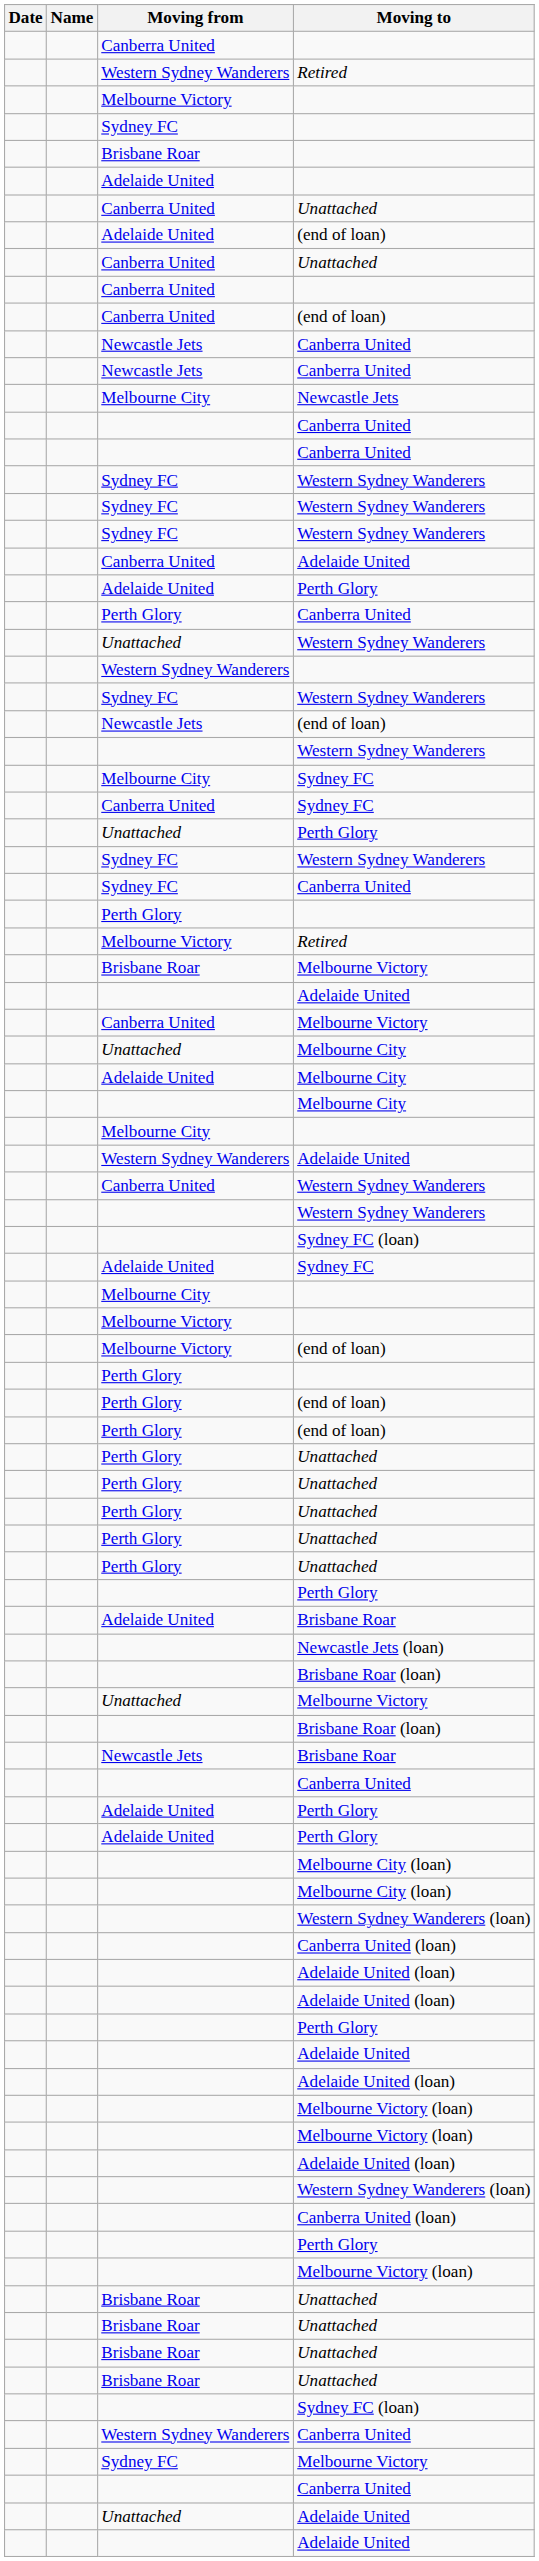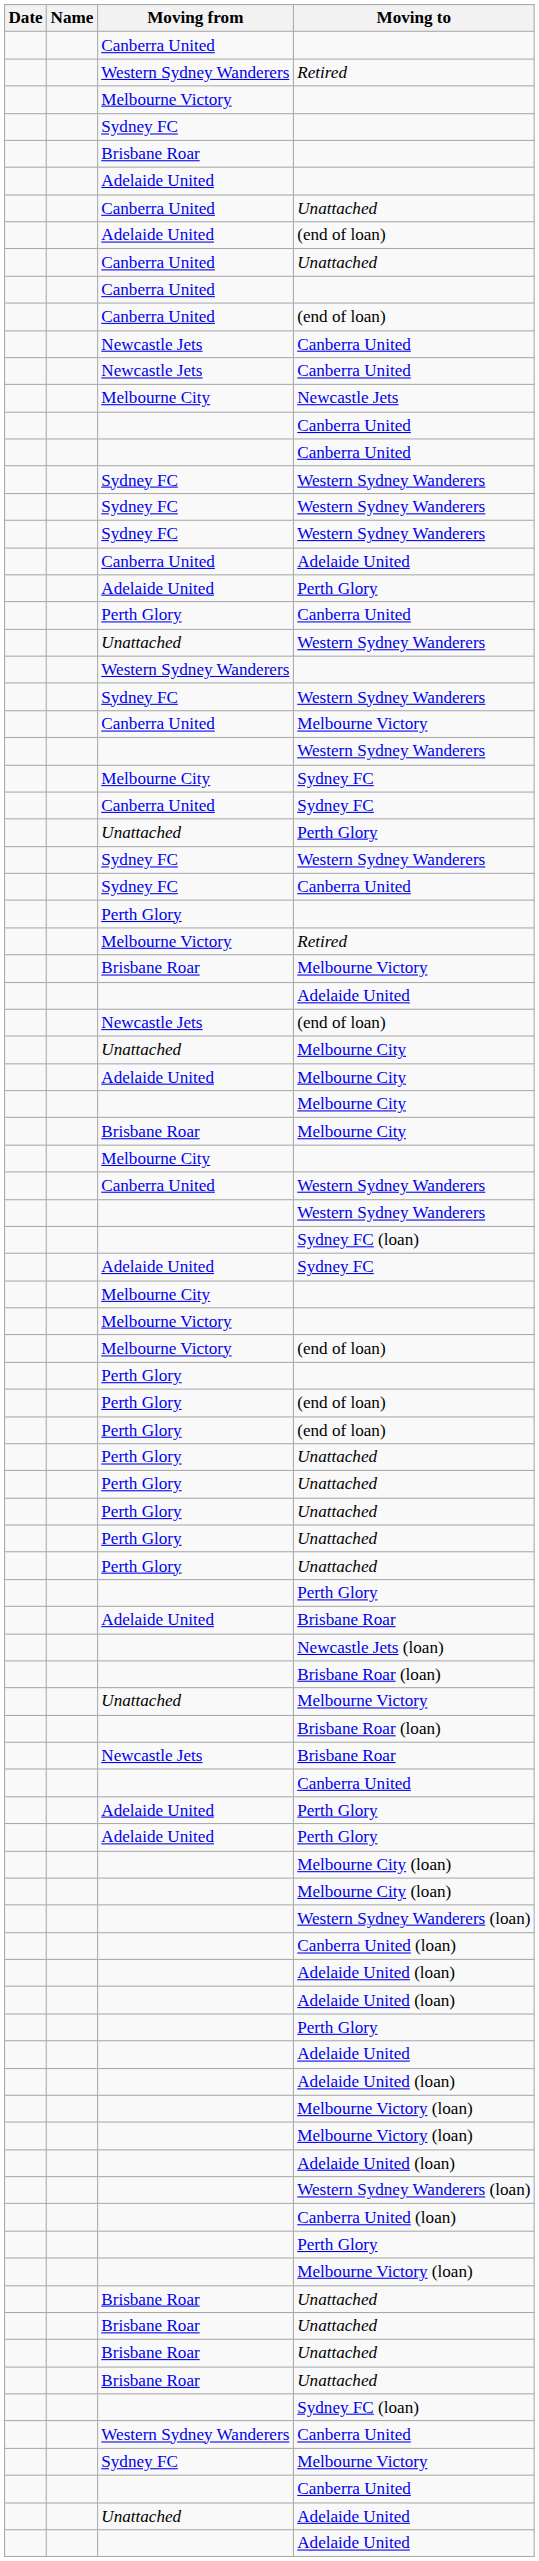rows swapped: (152, 724) <-> (158, 1022)
+ row: (150, 1131)
- row: (195, 1158)
